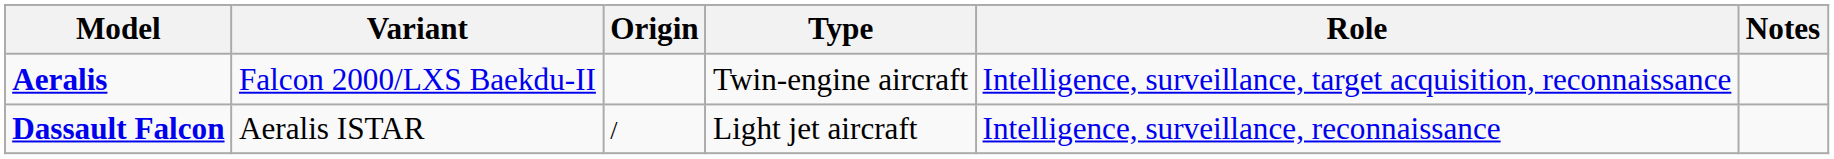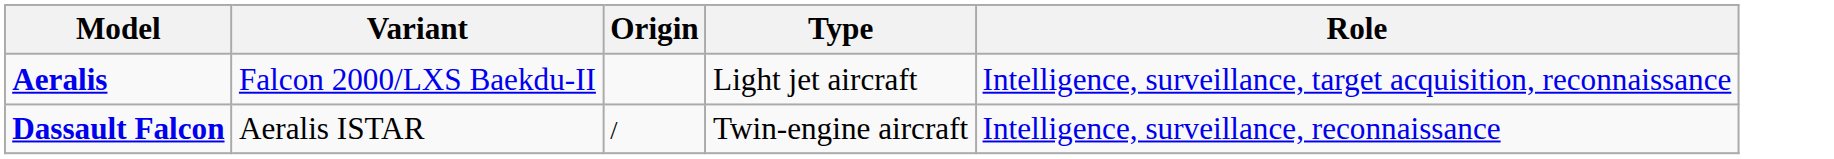- column: (1783, 29)
(841, 78) Twin-engine aircraft -> (815, 78) Light jet aircraft
(815, 128) Light jet aircraft -> (841, 128) Twin-engine aircraft
